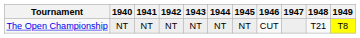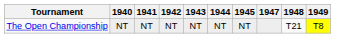- column: (269, 12)
